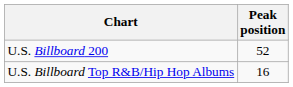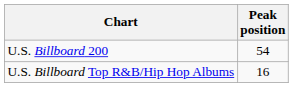(263, 51) 52 -> (263, 51) 54
